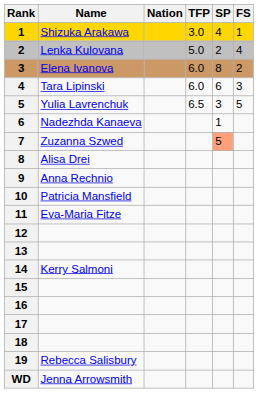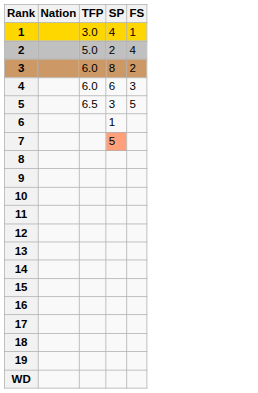- column: (91, 13)
